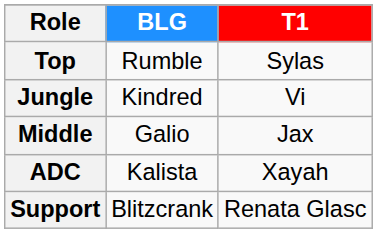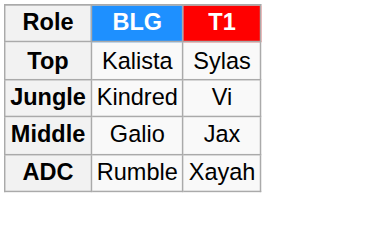(162, 60) Rumble -> (137, 60) Kalista
(162, 172) Kalista -> (137, 172) Rumble
- row: (55, 209)
